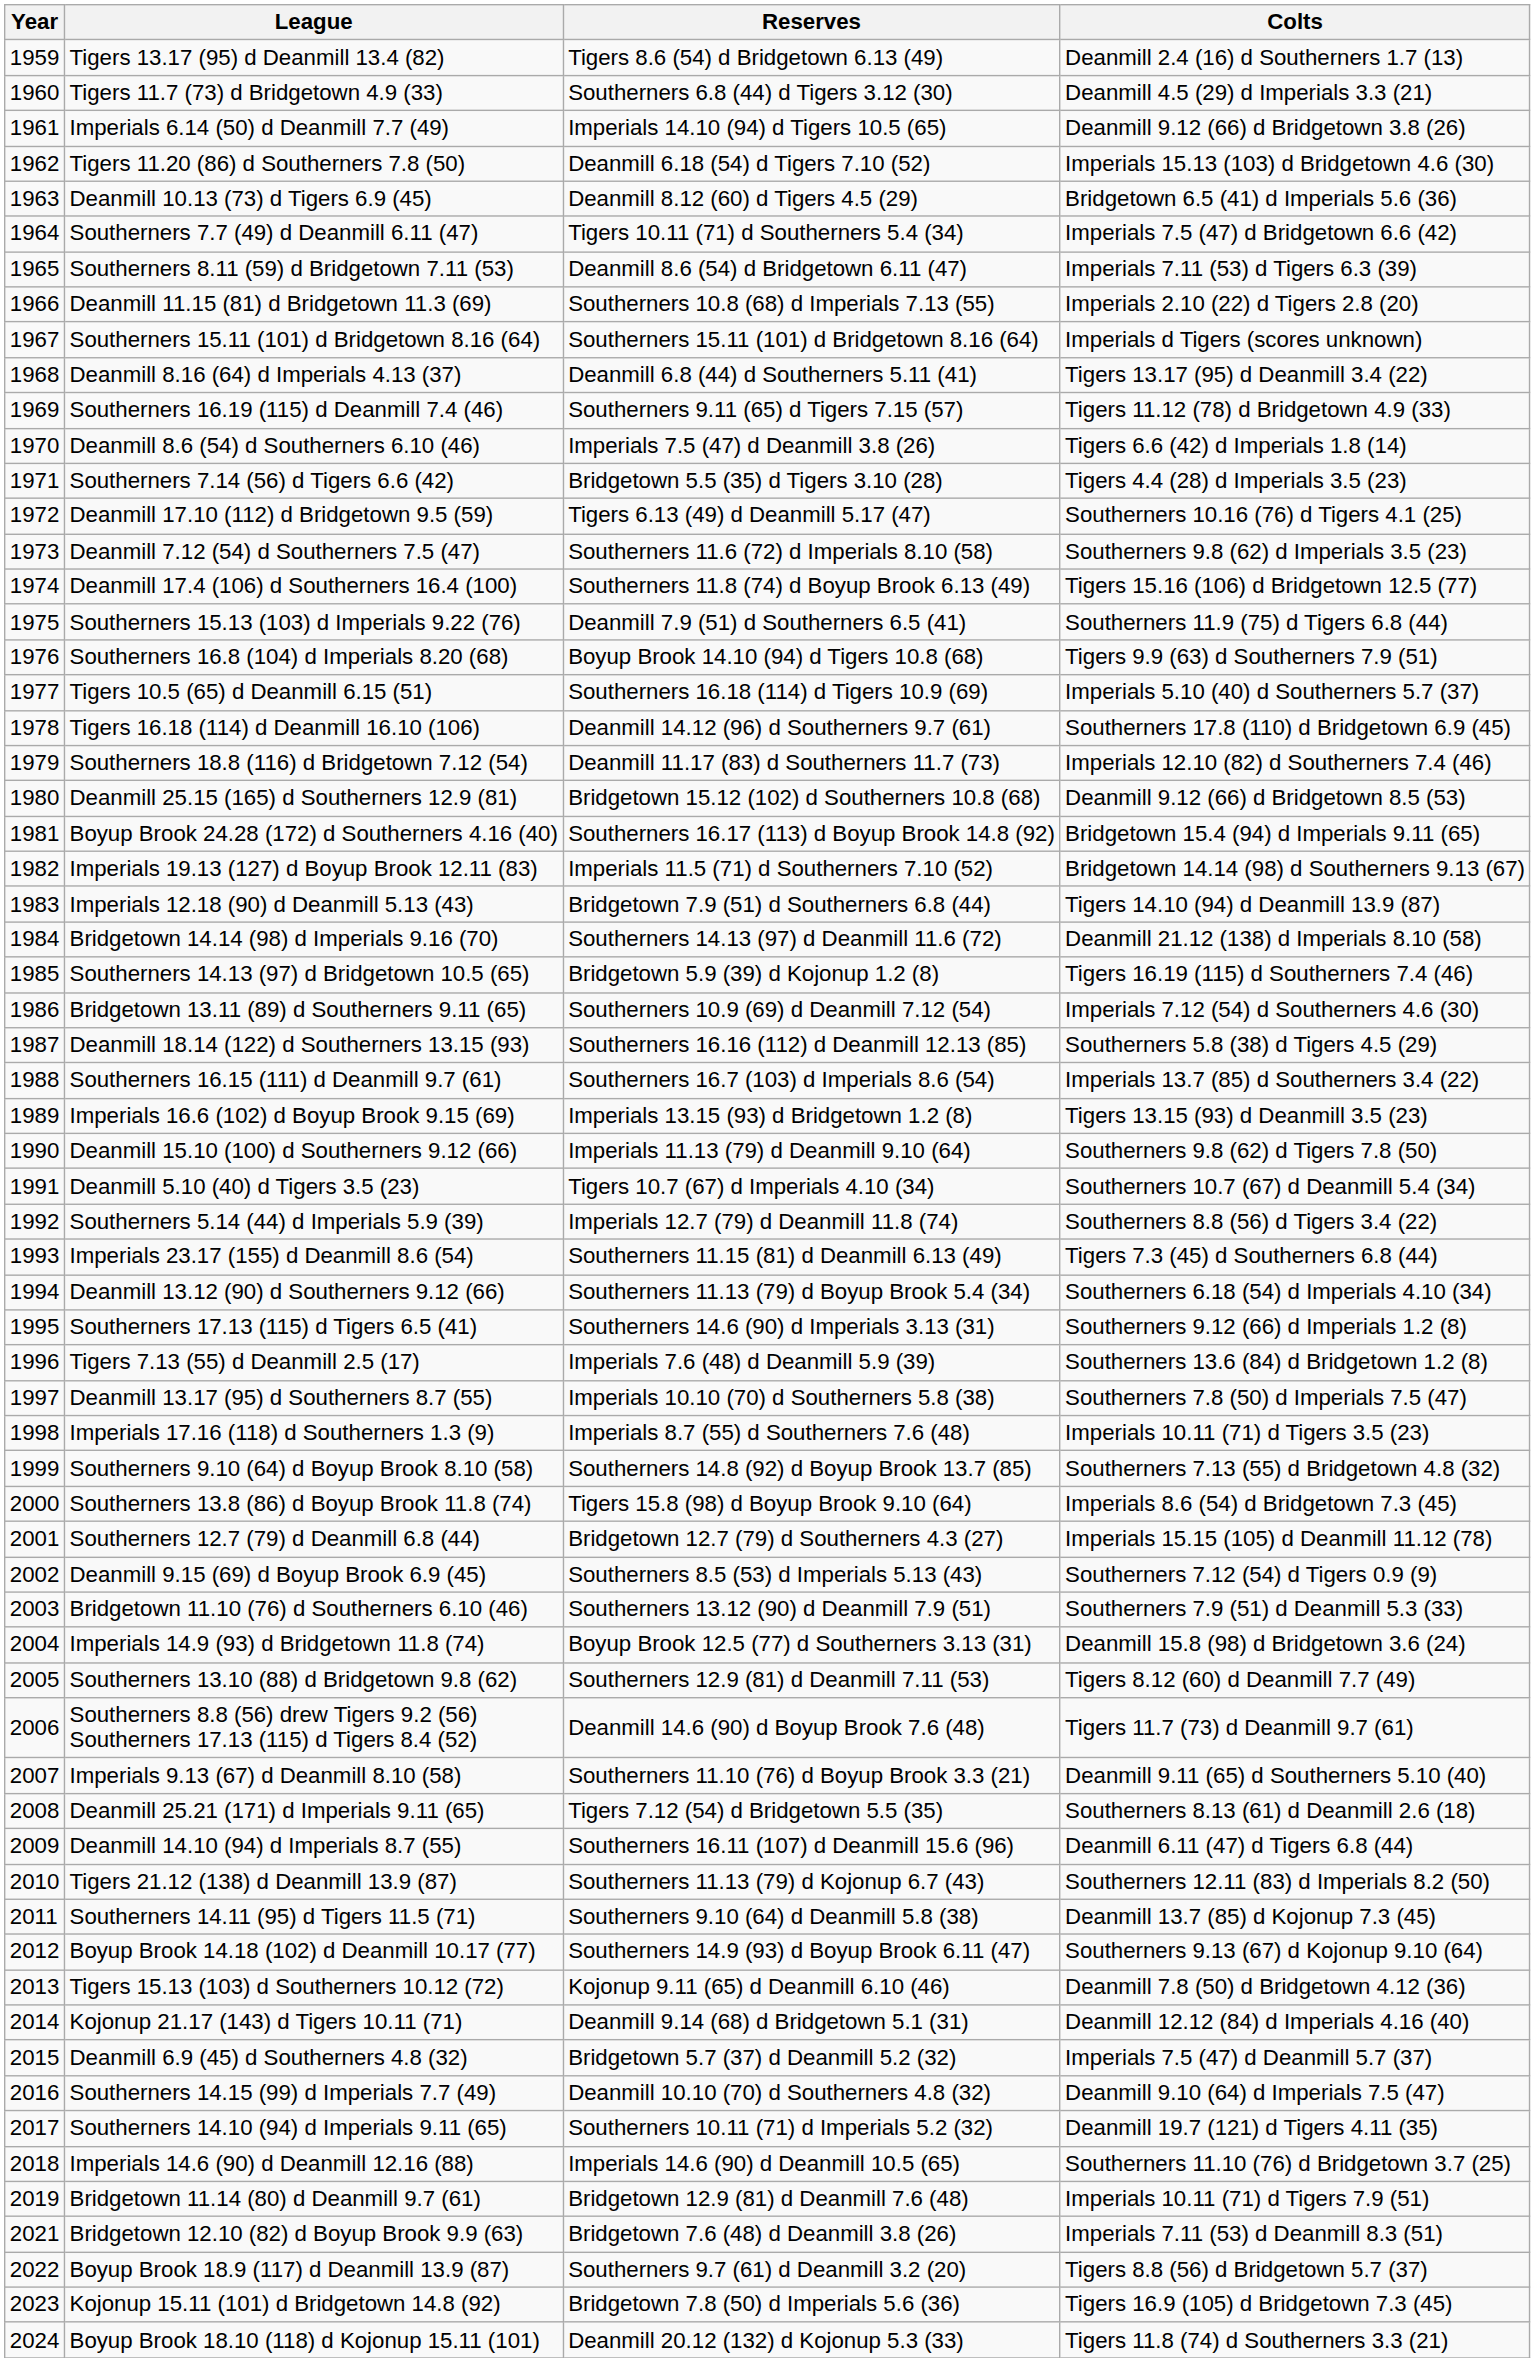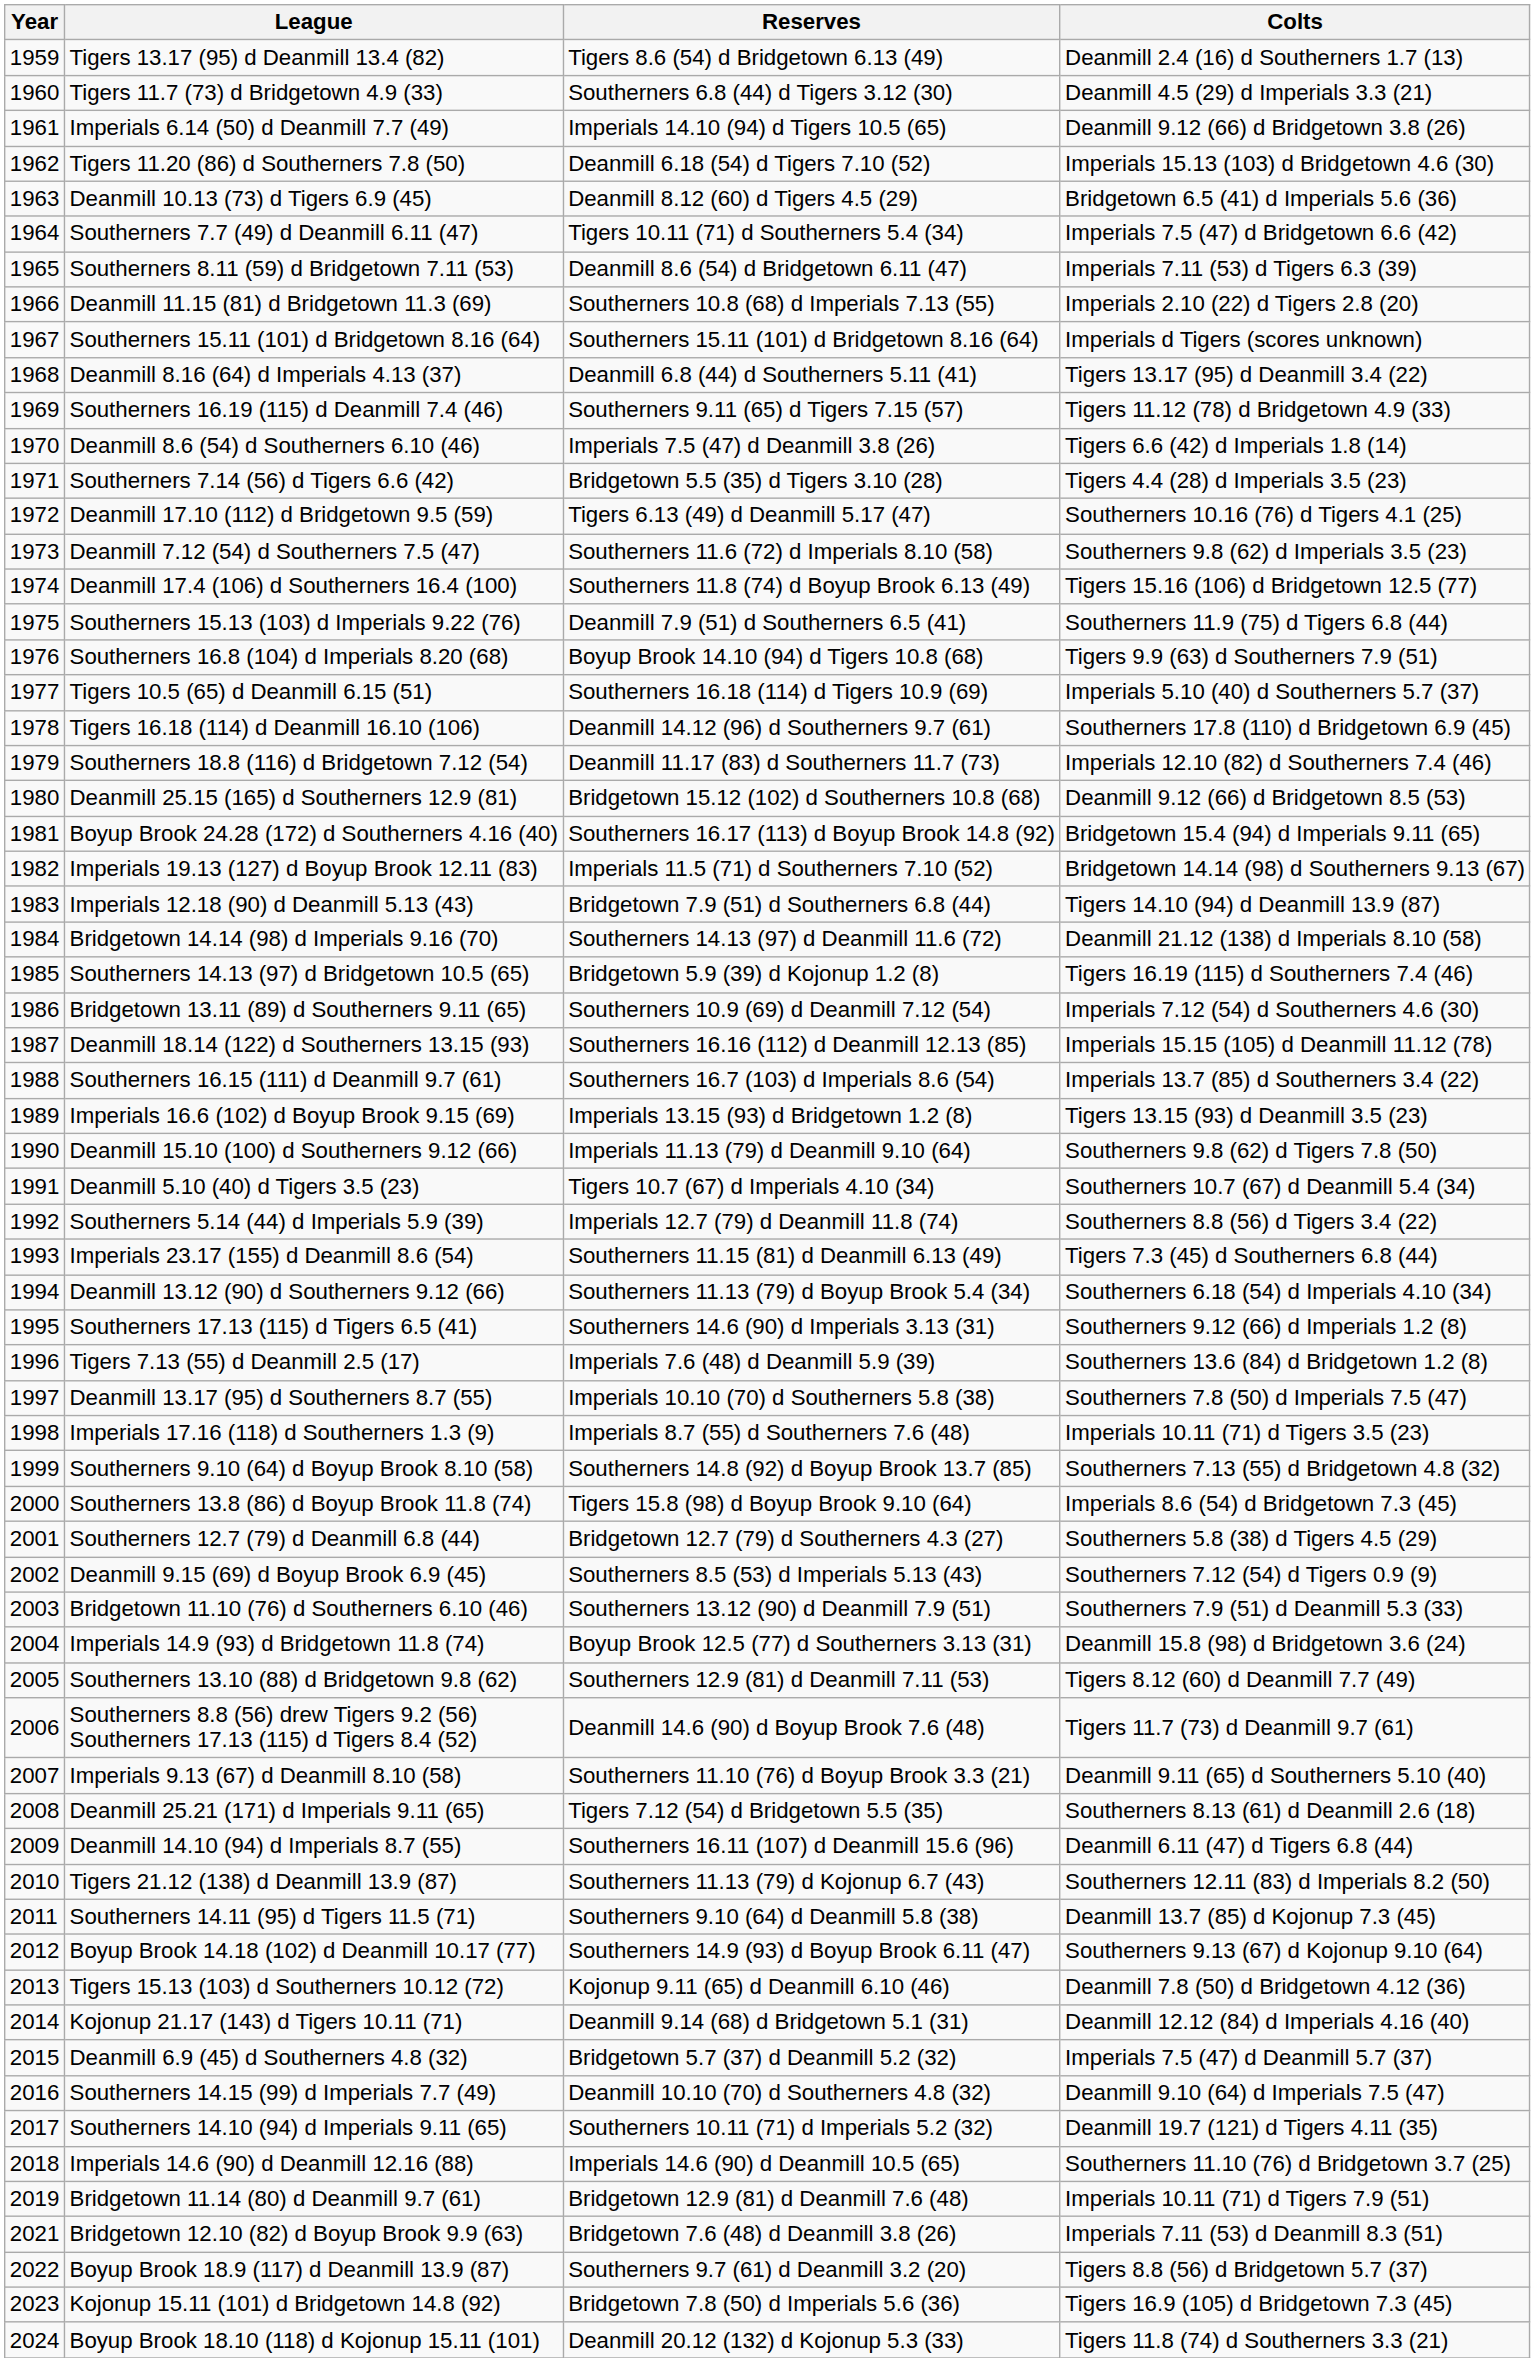(1251, 1045) Southerners 5.8 (38) d Tigers 4.5 (29) -> (1279, 1045) Imperials 15.15 (105) d Deanmill 11.12 (78)
(1279, 1538) Imperials 15.15 (105) d Deanmill 11.12 (78) -> (1251, 1538) Southerners 5.8 (38) d Tigers 4.5 (29)
